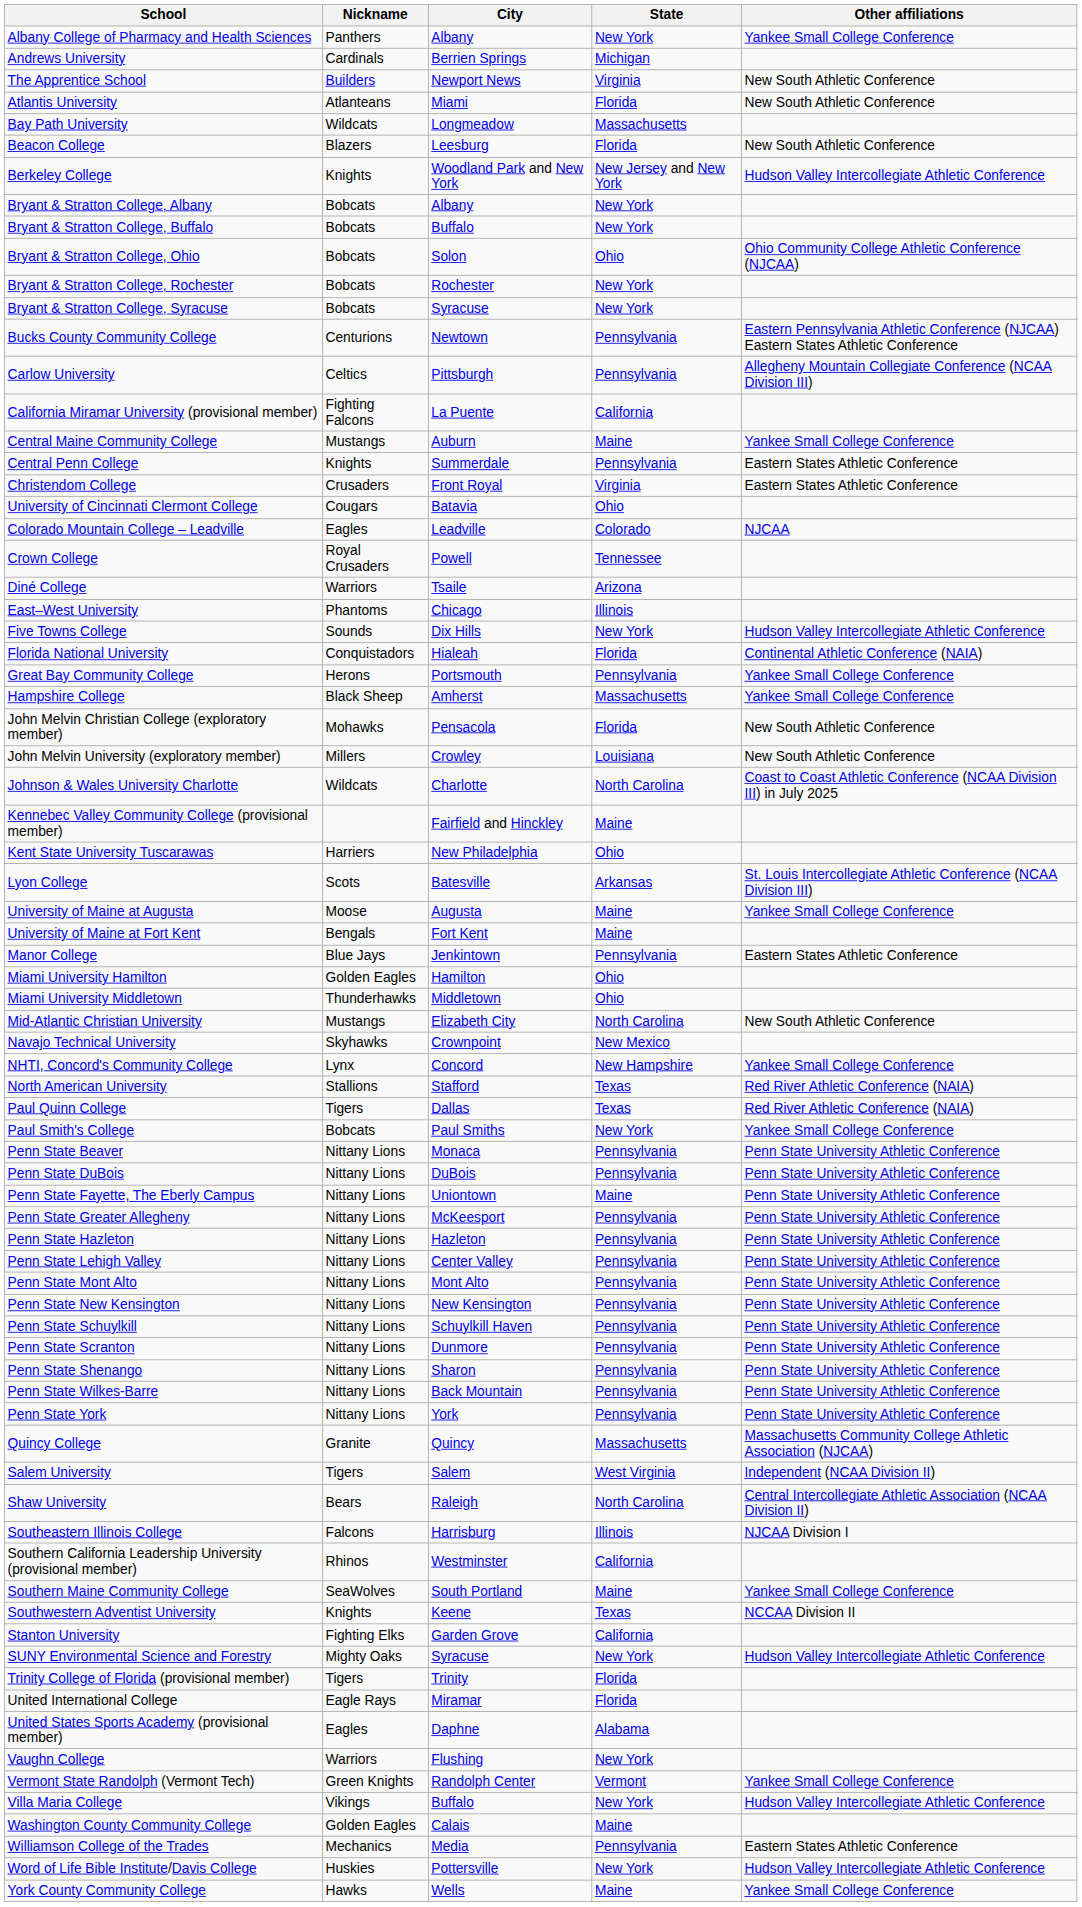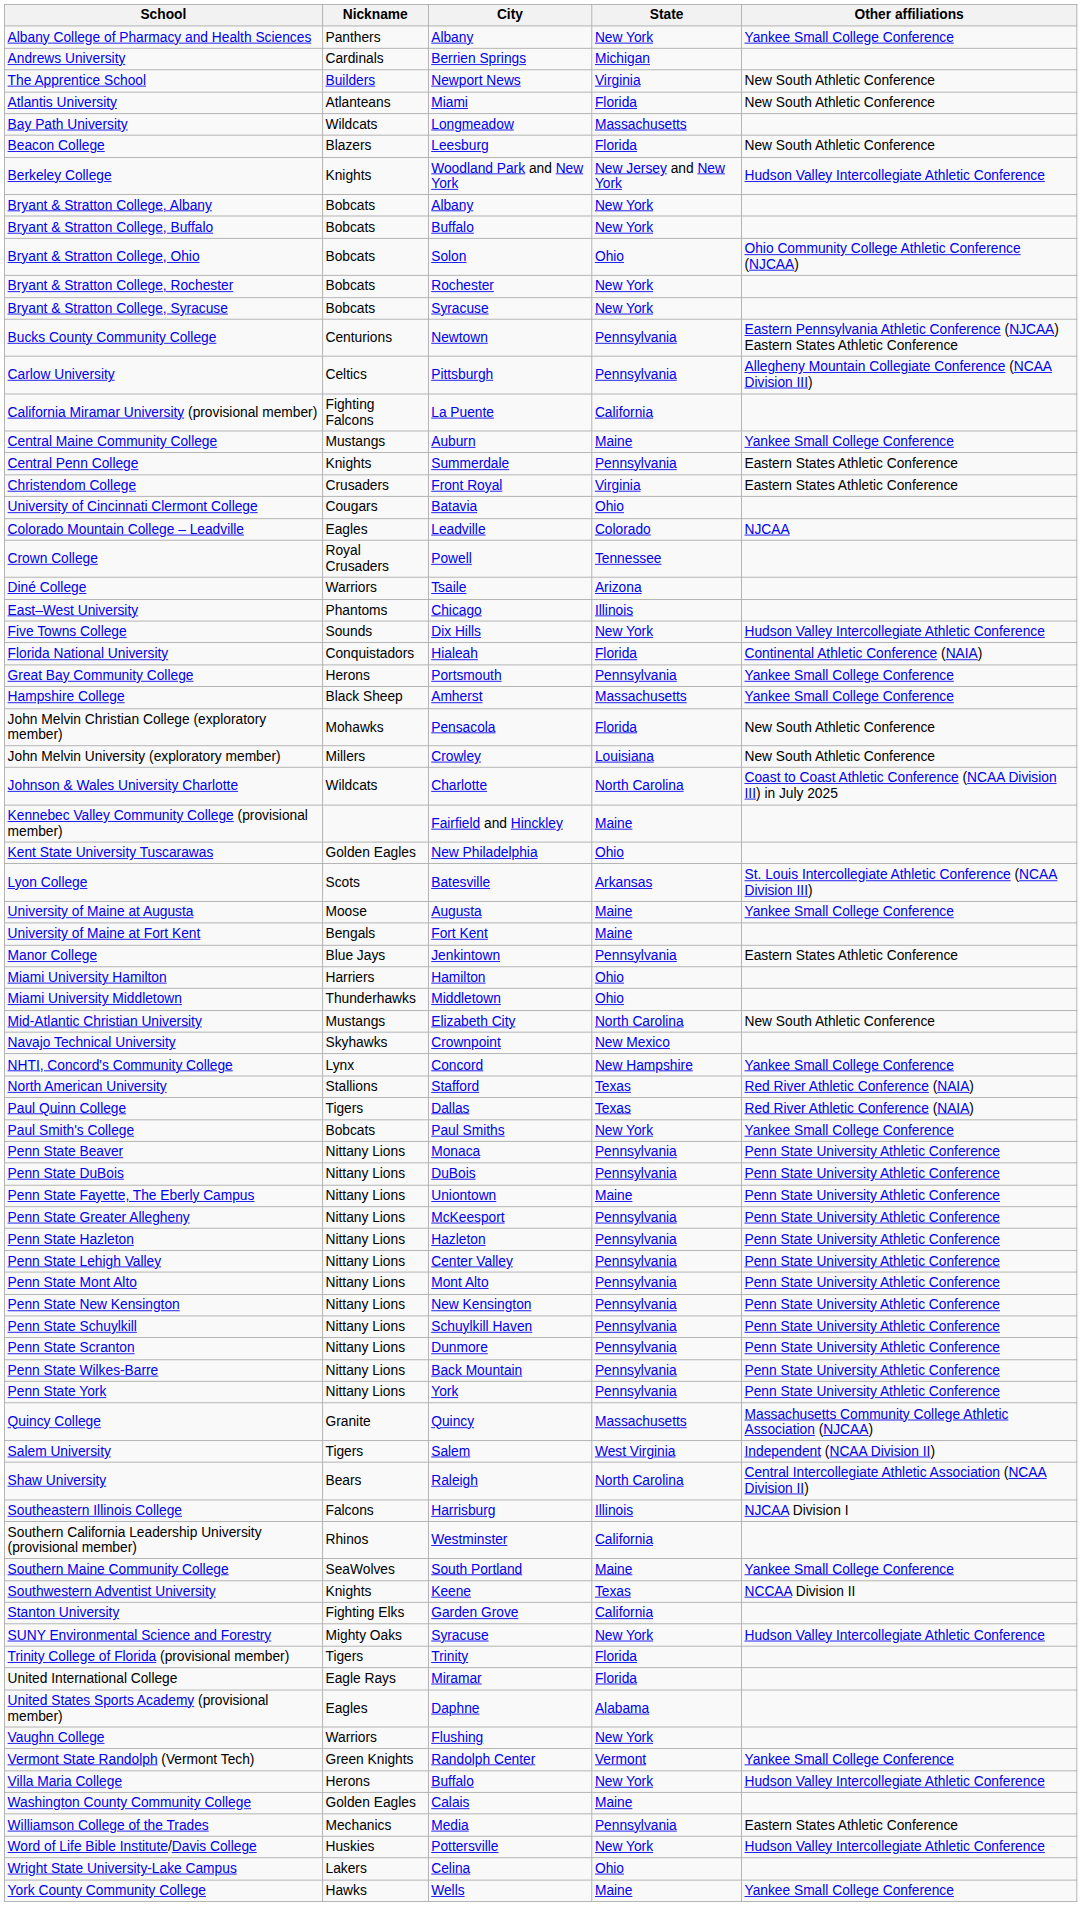(350, 853) Harriers -> (371, 853) Golden Eagles
(371, 977) Golden Eagles -> (350, 977) Harriers
- row: (75, 1370)
(348, 1803) Vikings -> (348, 1781) Herons
+ row: (122, 1868)
